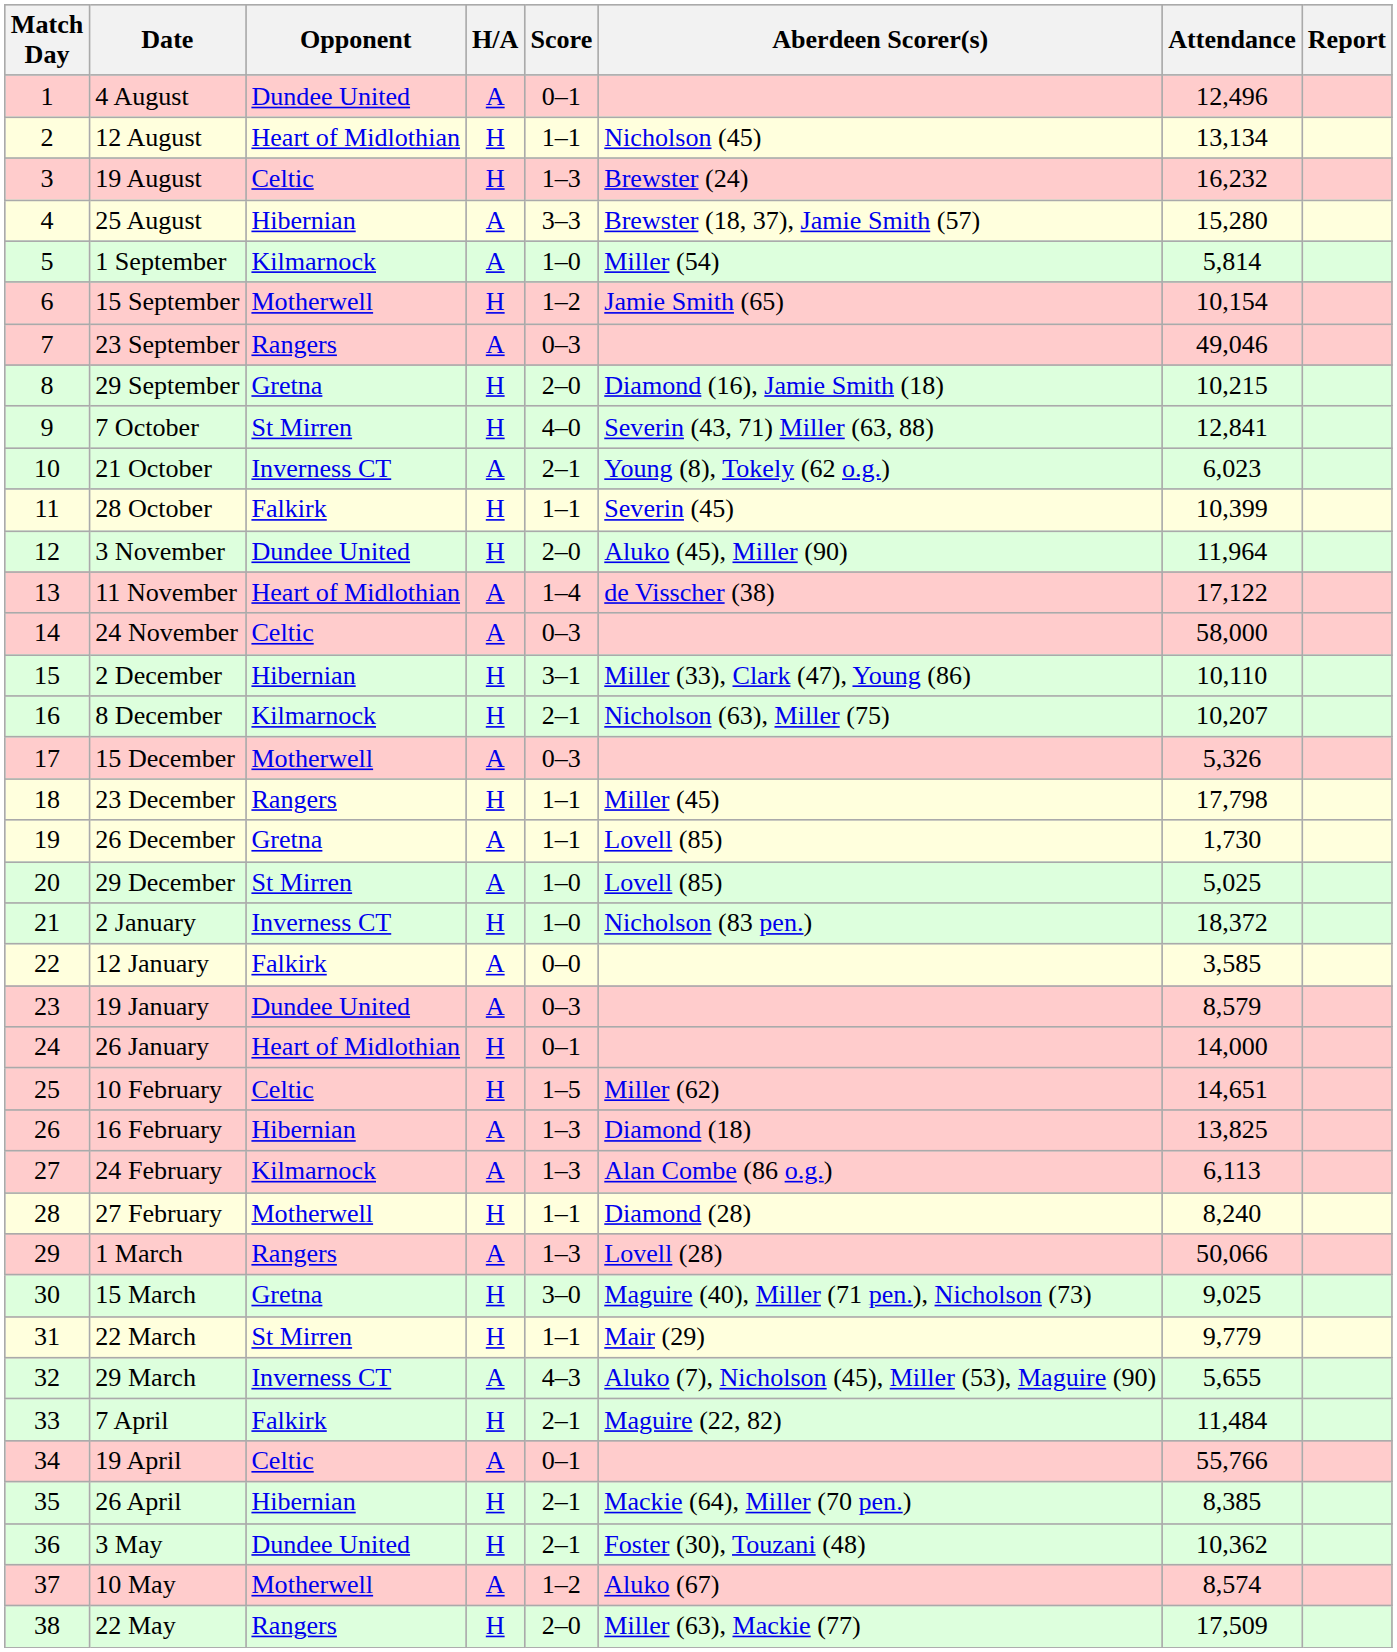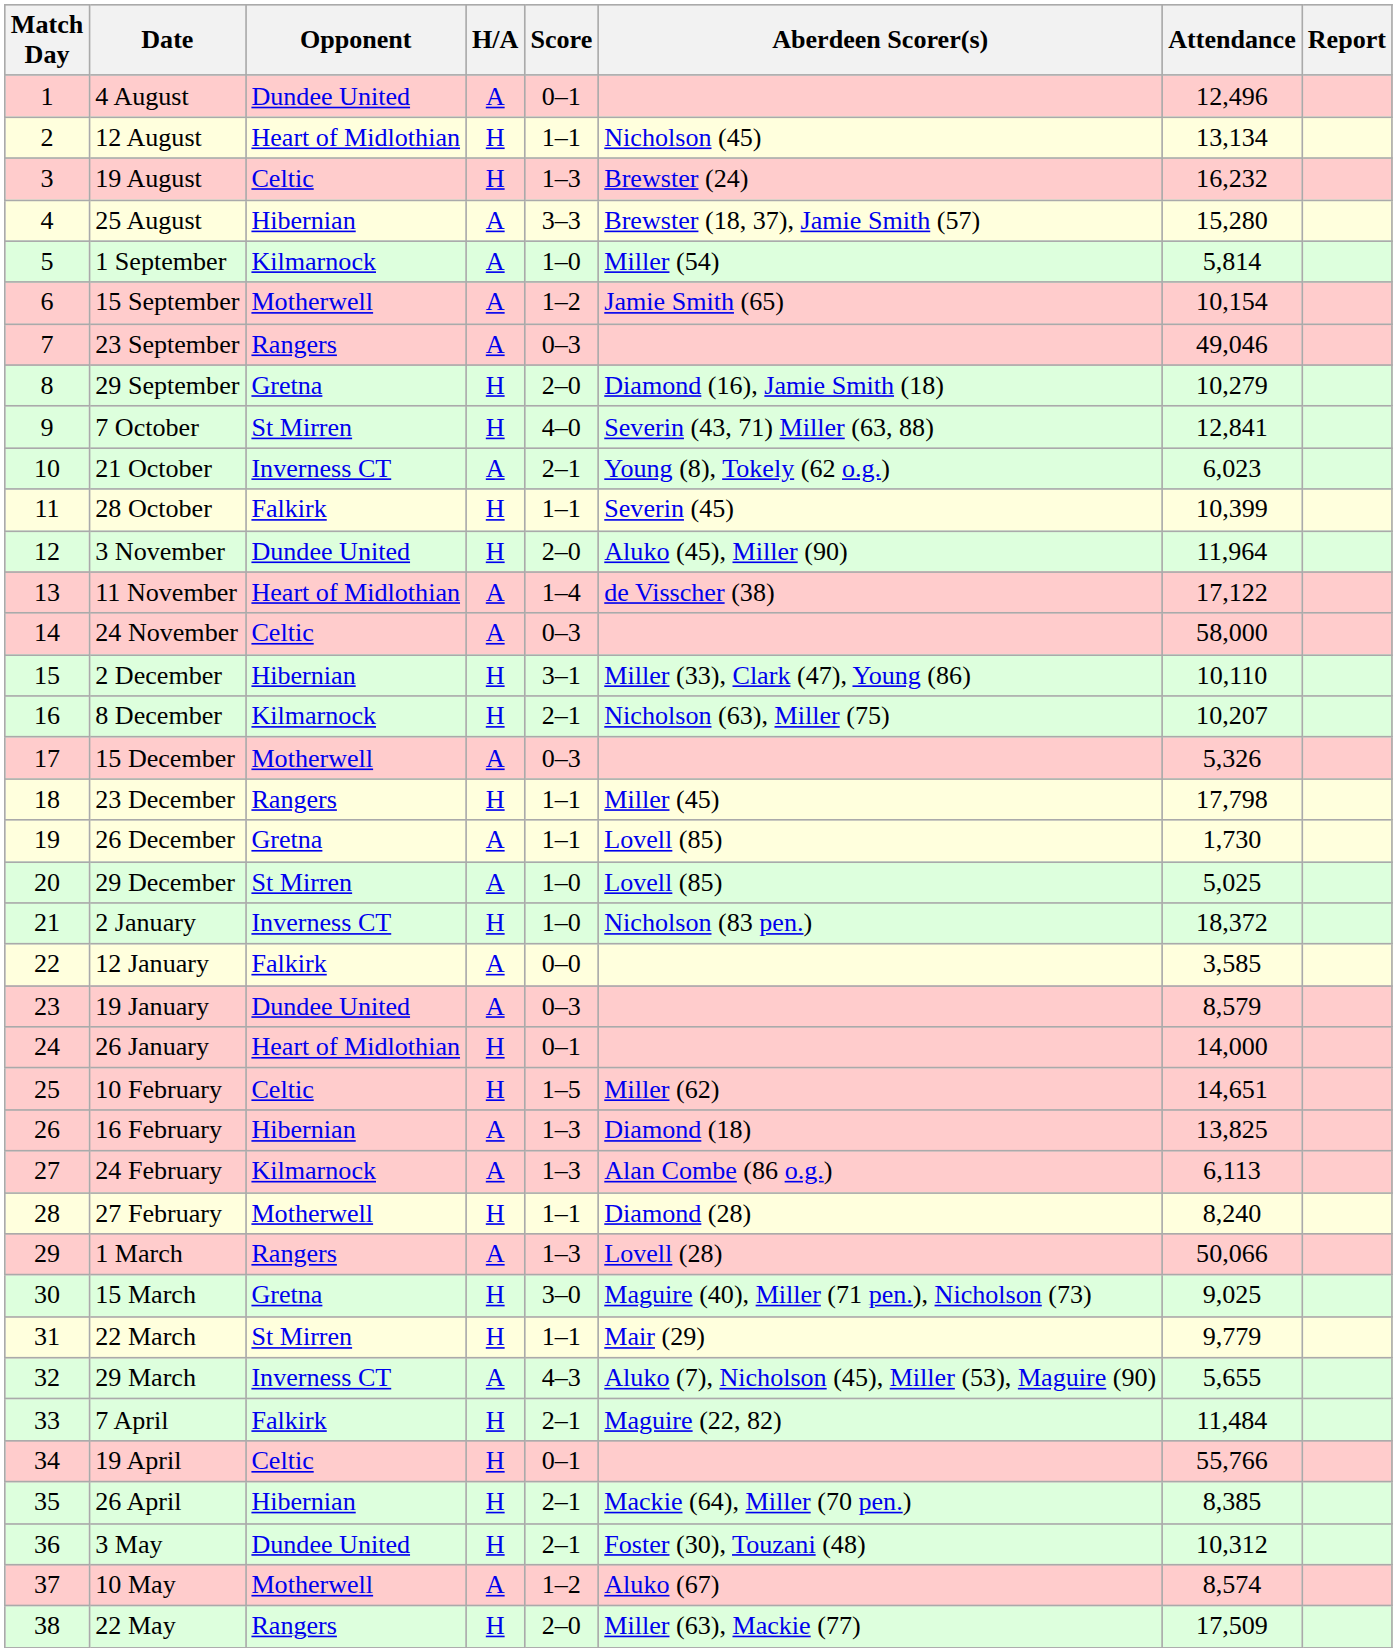(495, 302) H -> (495, 302) A
(1232, 385) 10,215 -> (1232, 385) 10,279
(495, 1460) A -> (495, 1460) H
(1232, 1543) 10,362 -> (1232, 1543) 10,312
